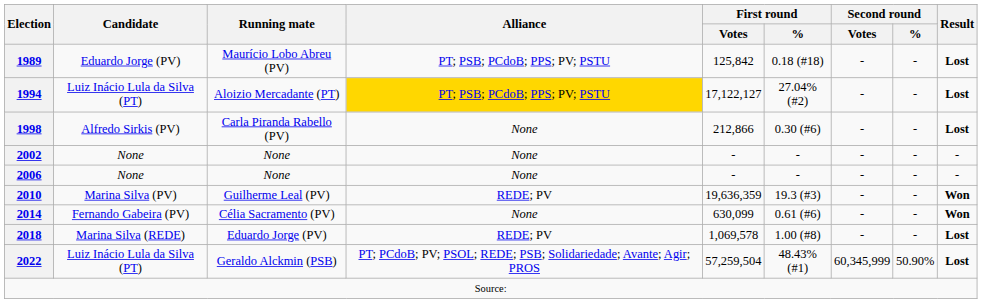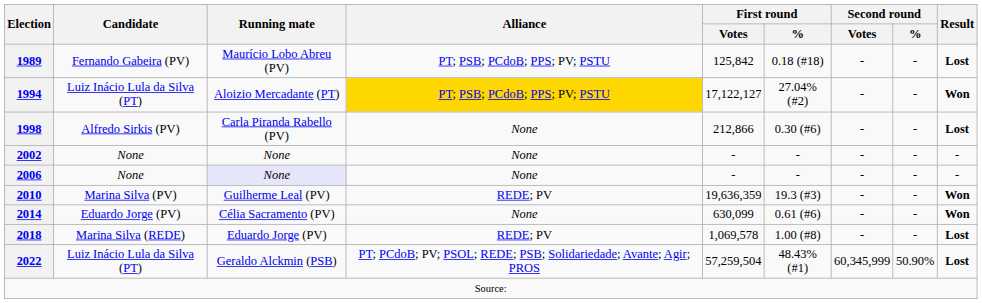(131, 61) Eduardo Jorge (PV) -> (131, 61) Fernando Gabeira (PV)
(957, 94) Lost -> (957, 94) Won
(277, 175) no background -> (277, 175) lavender background
(131, 214) Fernando Gabeira (PV) -> (131, 214) Eduardo Jorge (PV)
